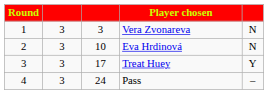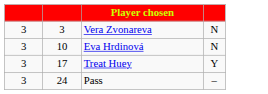- column: (24, 13)
